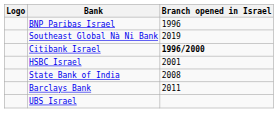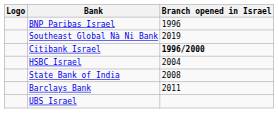(171, 62) 2001 -> (171, 62) 2004
